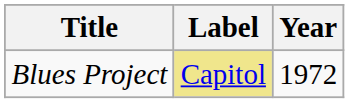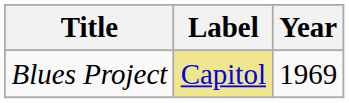(308, 73) 1972 -> (308, 73) 1969
